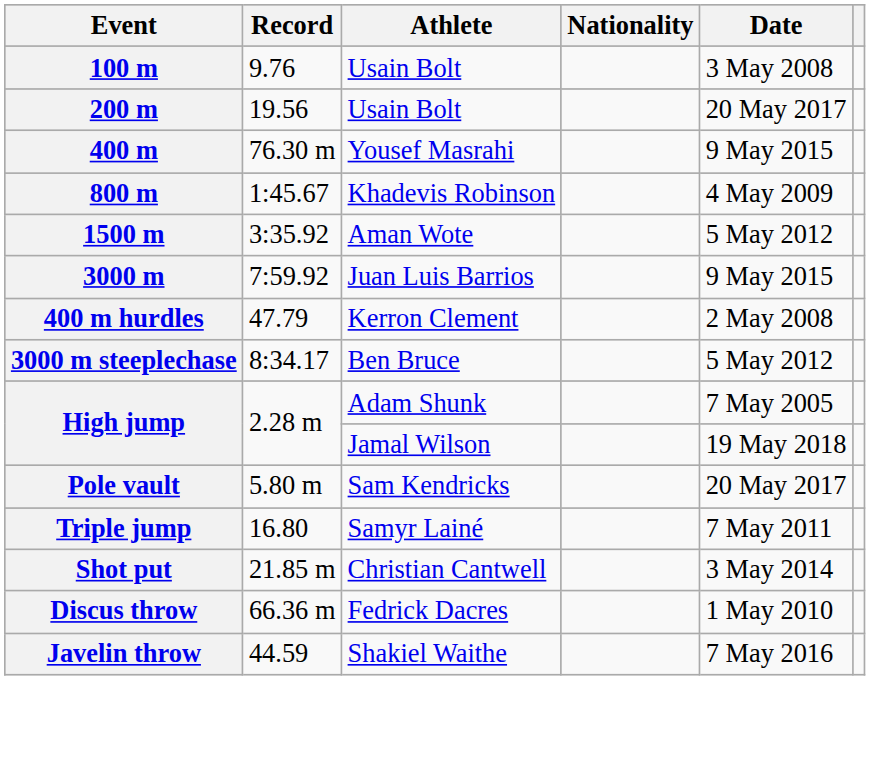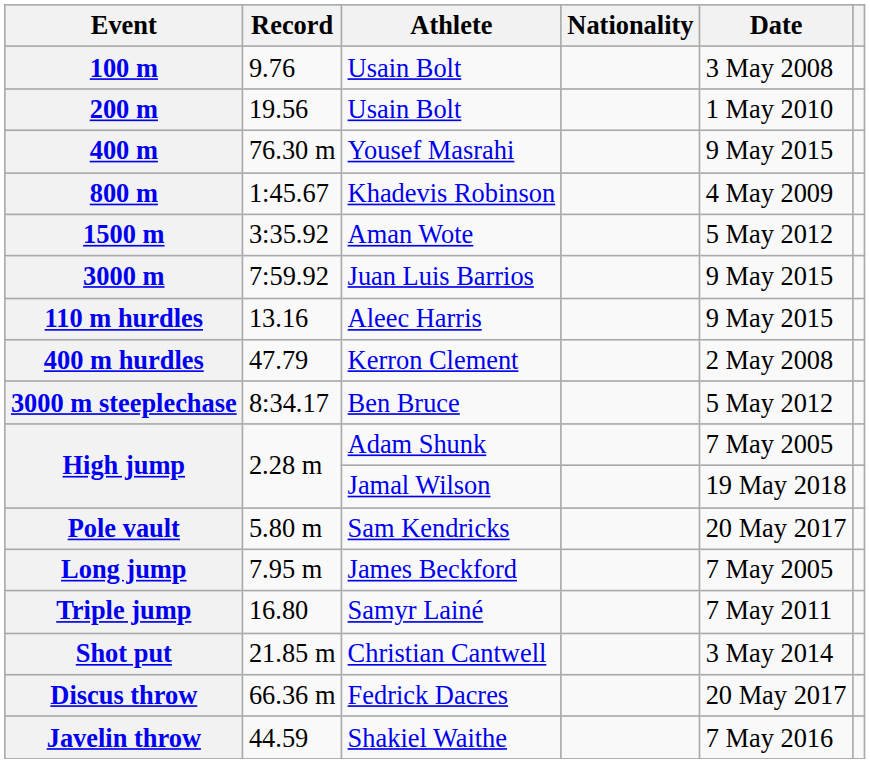(776, 109) 20 May 2017 -> (769, 109) 1 May 2010
+ row: (124, 318)
+ row: (124, 569)
(769, 611) 1 May 2010 -> (776, 695) 20 May 2017
